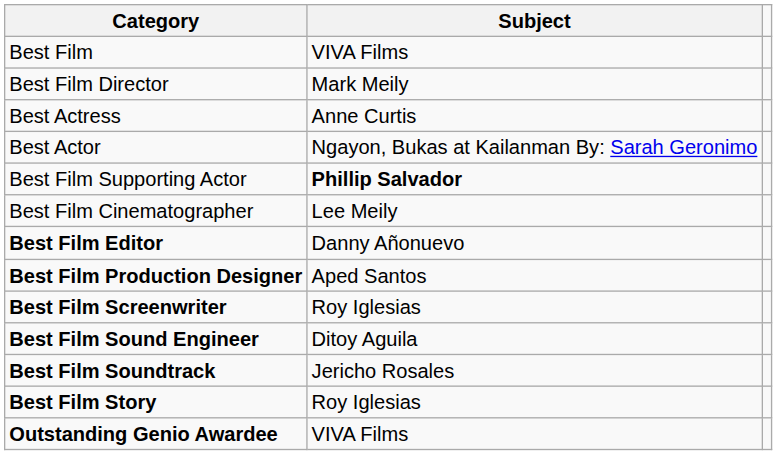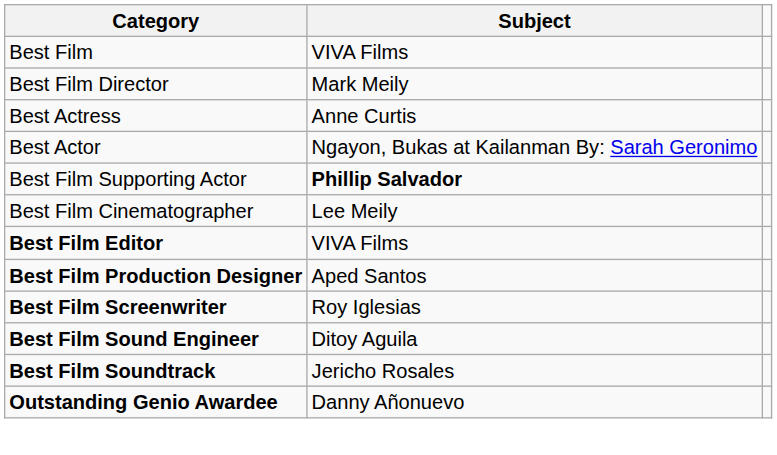(388, 243) Danny Añonuevo -> (360, 243) VIVA Films
- row: (83, 402)
(360, 433) VIVA Films -> (388, 402) Danny Añonuevo
